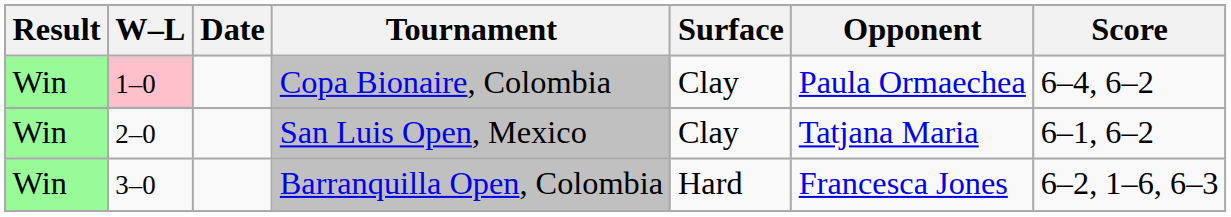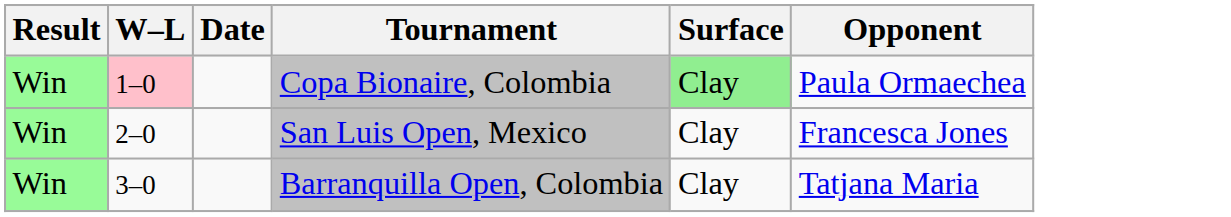- column: (1130, 30)
(708, 81) no background -> (708, 81) lightgreen background
(889, 132) Tatjana Maria -> (903, 132) Francesca Jones
(710, 183) Hard -> (708, 183) Clay
(903, 183) Francesca Jones -> (889, 183) Tatjana Maria
